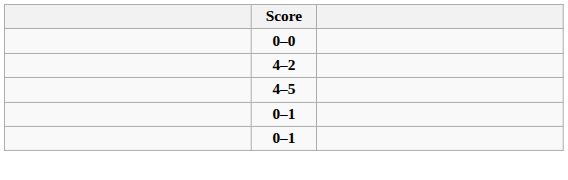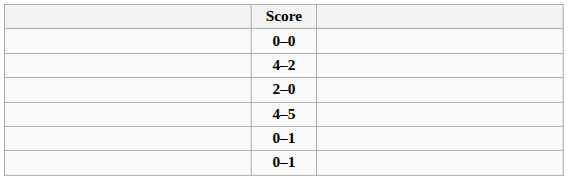+ row: (128, 90)
